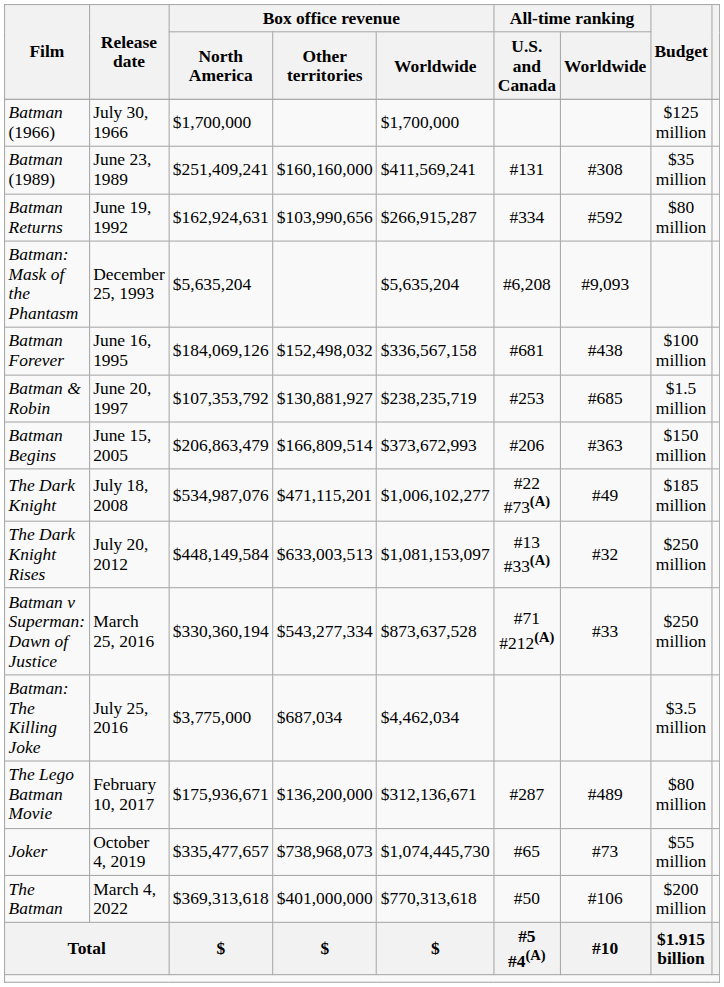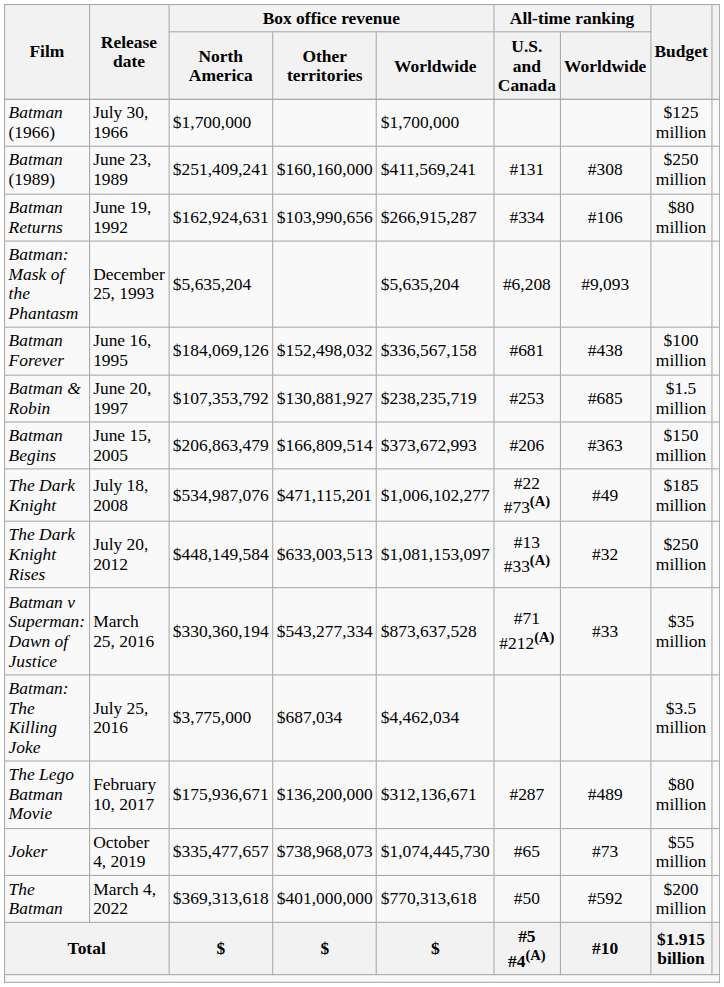(681, 169) $35 million -> (681, 169) $250 million
(605, 217) #592 -> (605, 217) #106
(681, 631) $250 million -> (681, 631) $35 million
(605, 898) #106 -> (605, 898) #592
